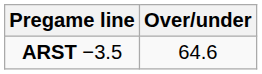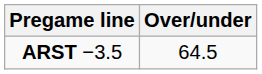(198, 52) 64.6 -> (198, 52) 64.5
